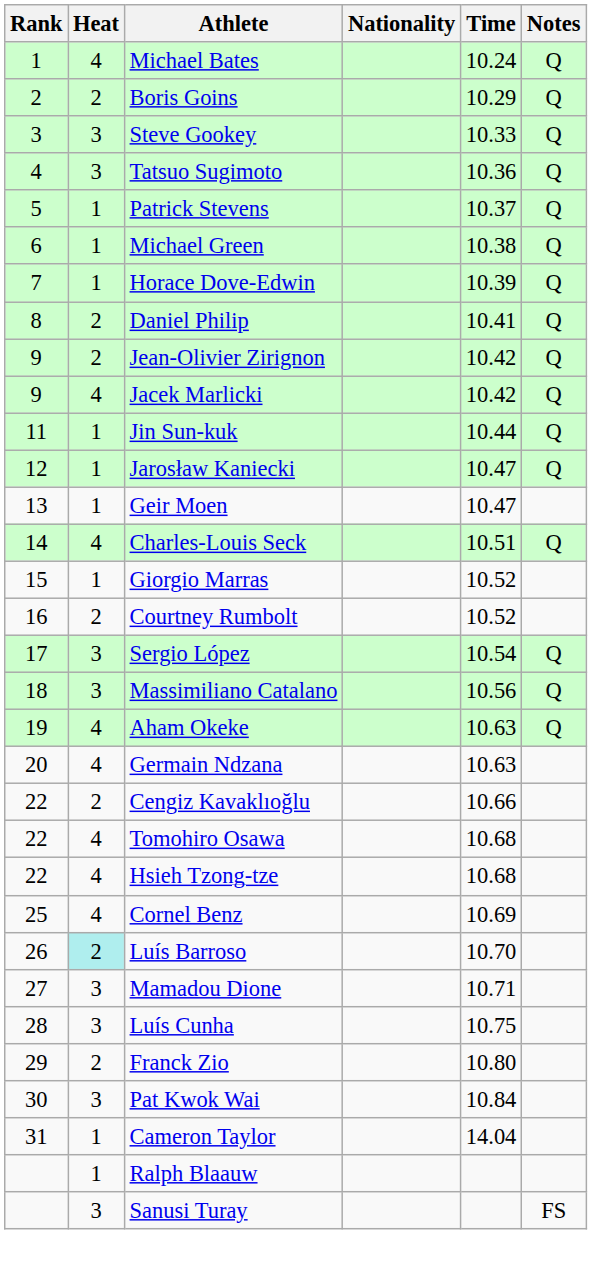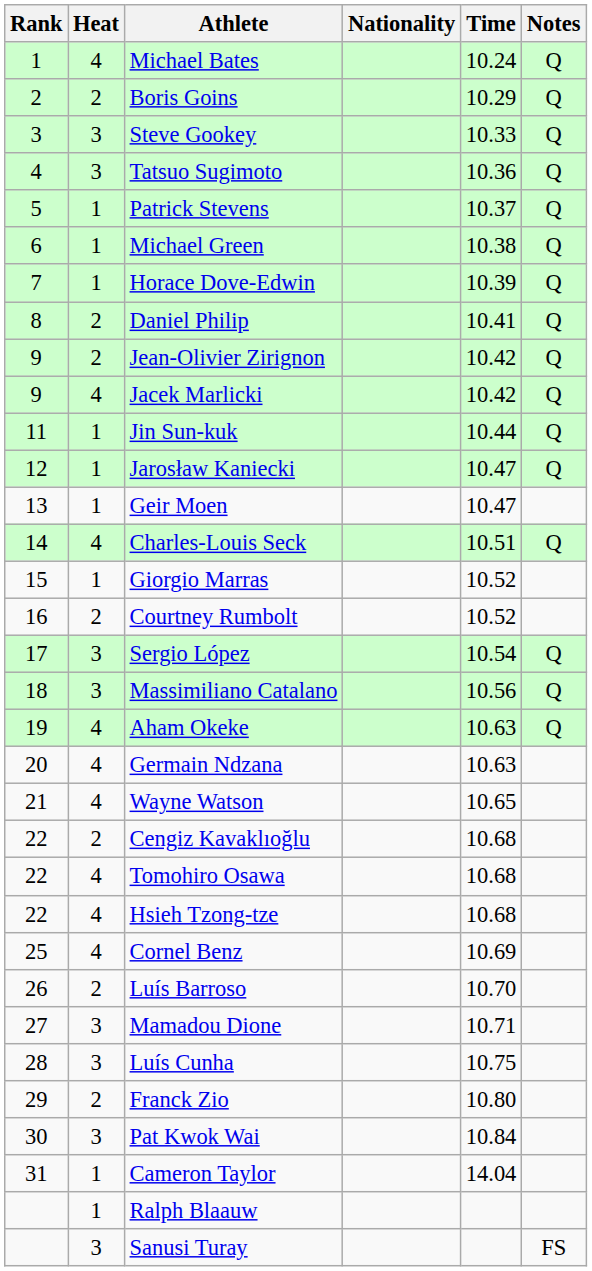+ row: (197, 802)
(491, 802) 10.66 -> (491, 839) 10.68
(96, 950) paleturquoise background -> (96, 987) no background
